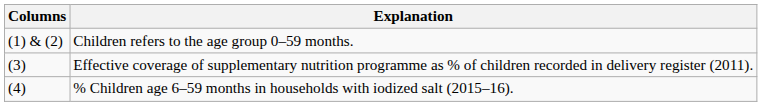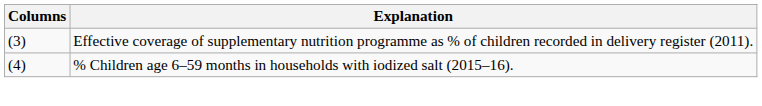- row: (213, 40)
